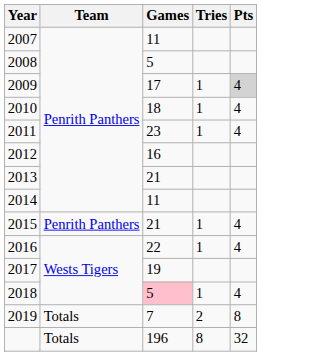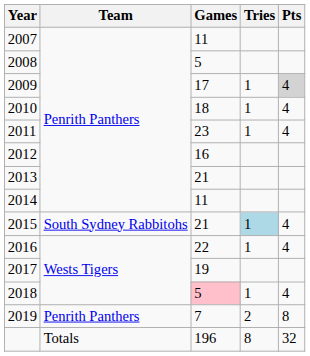(92, 223) Penrith Panthers -> (116, 223) South Sydney Rabbitohs
(199, 223) no background -> (248, 223) lightblue background
(61, 316) Totals -> (92, 316) Penrith Panthers
